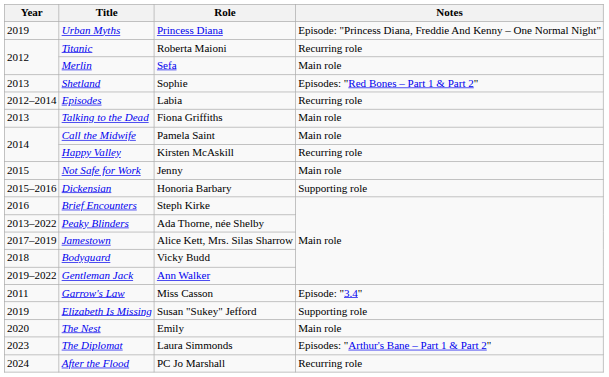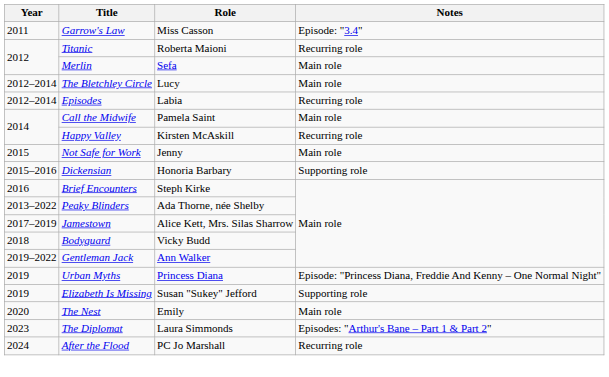rows swapped: (93, 293) <-> (91, 30)
- row: (81, 83)
+ row: (107, 83)
- row: (105, 118)
